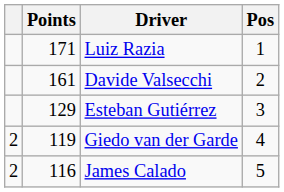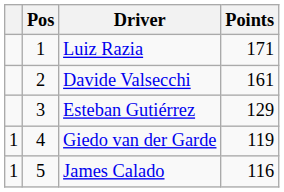columns swapped: (260, 19) <-> (51, 19)
(14, 140) 2 -> (14, 140) 1
(14, 170) 2 -> (14, 170) 1
